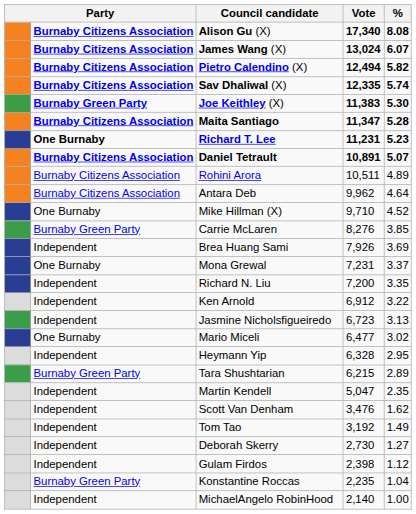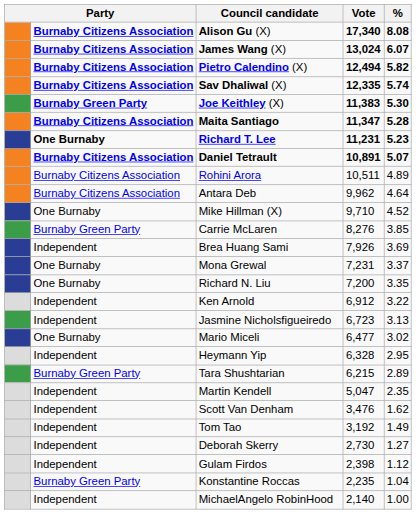(65, 283) Independent -> (67, 283) One Burnaby
